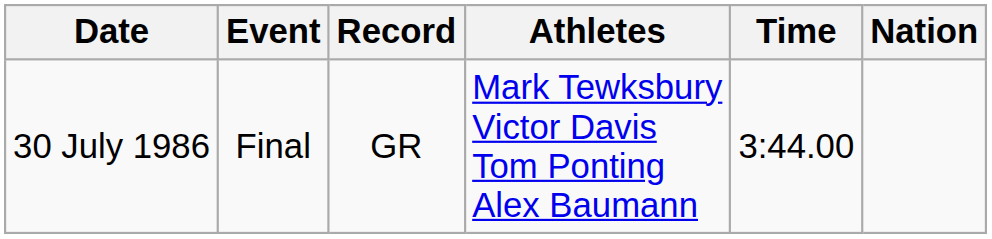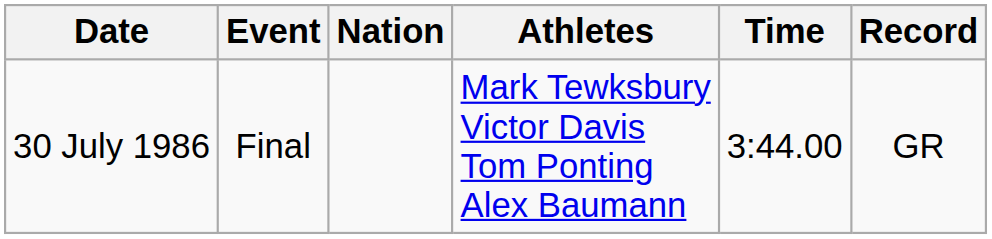columns swapped: (924, 32) <-> (396, 32)
